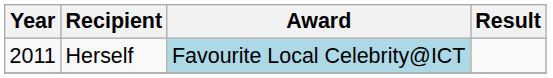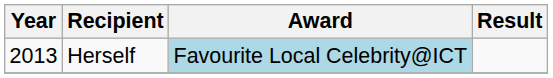(33, 55) 2011 -> (33, 55) 2013
